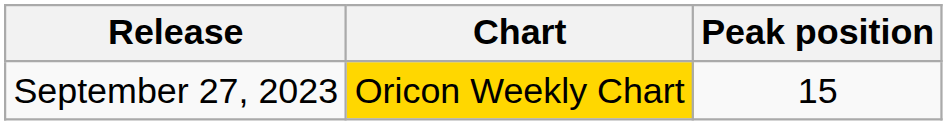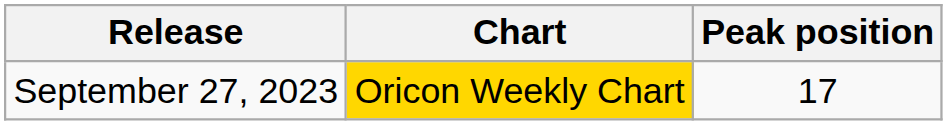(818, 89) 15 -> (818, 89) 17
